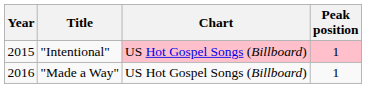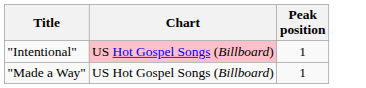- column: (21, 22)
(336, 51) pink background -> (303, 51) no background
